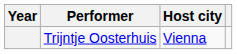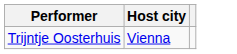- column: (22, 16)
